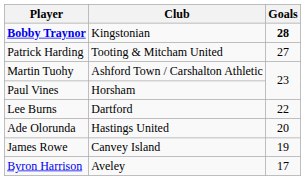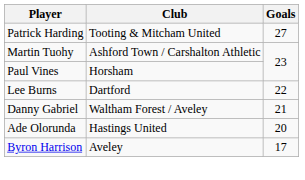- row: (46, 33)
+ row: (43, 109)
- row: (37, 147)
